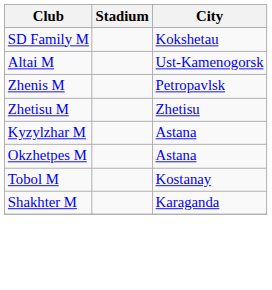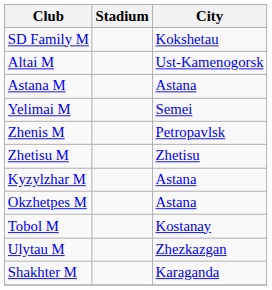+ row: (37, 86)
+ row: (39, 109)
+ row: (36, 249)
